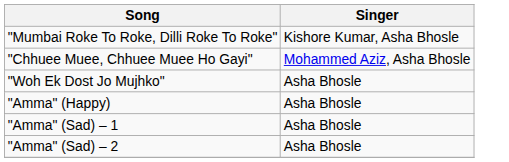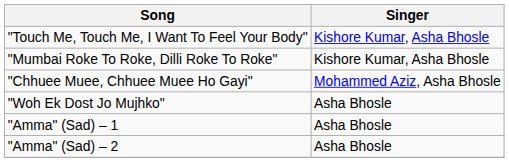+ row: (158, 37)
- row: (59, 103)
